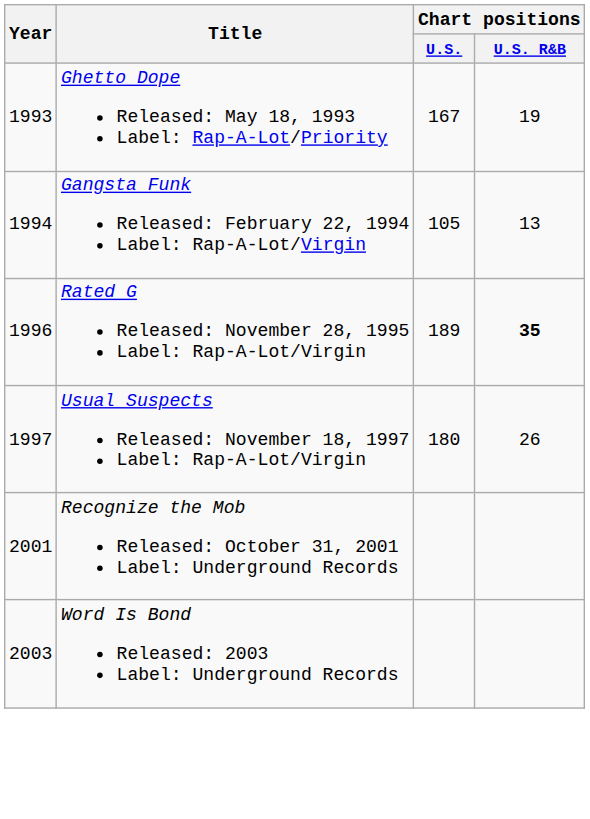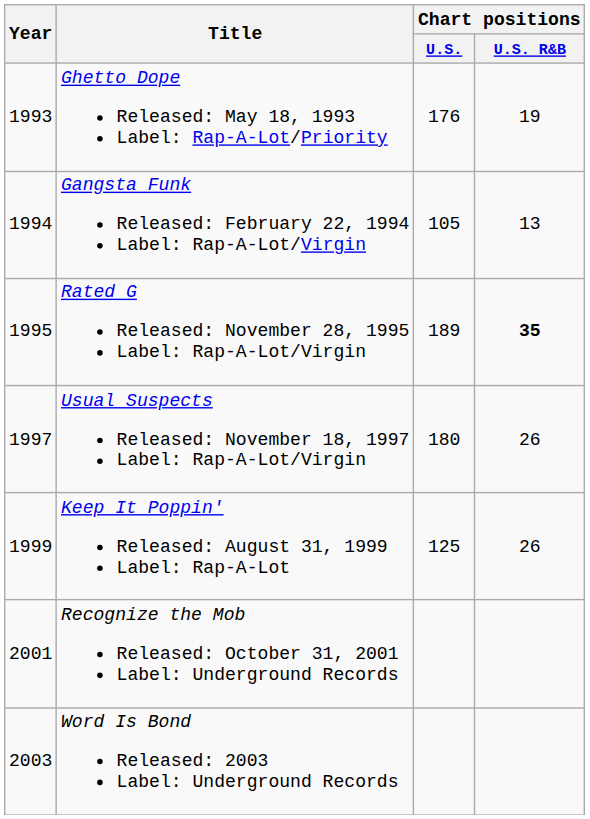(444, 117) 167 -> (444, 117) 176
(31, 332) 1996 -> (31, 332) 1995
+ row: (235, 537)
